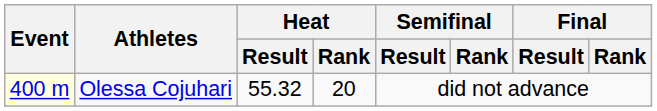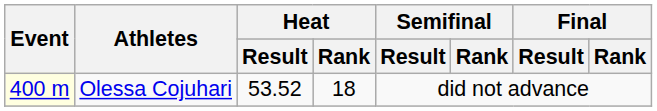(275, 90) 55.32 -> (275, 90) 53.52
(344, 90) 20 -> (344, 90) 18
